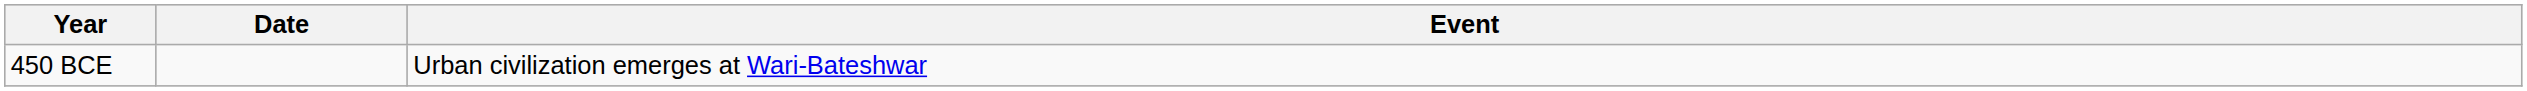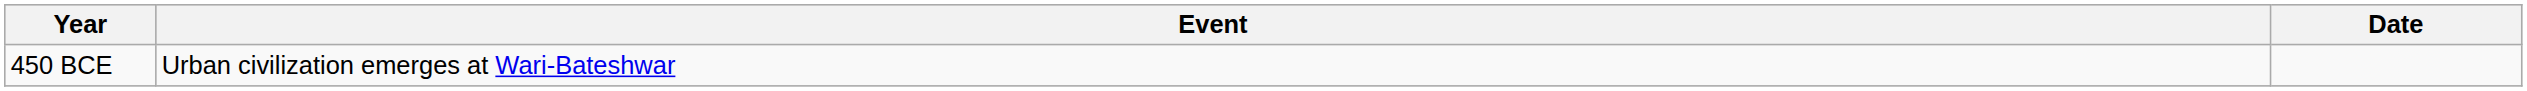columns swapped: (282, 24) <-> (1465, 24)
